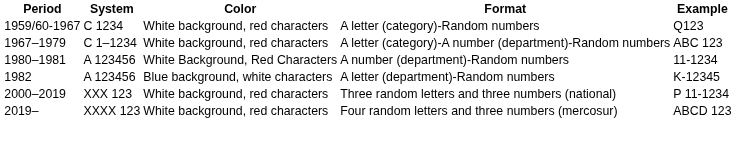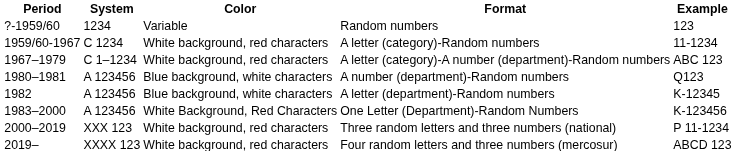+ row: (389, 26)
(688, 26) Q123 -> (696, 43) 11-1234
(240, 60) White Background, Red Characters -> (238, 77) Blue background, white characters
(696, 60) 11-1234 -> (688, 77) Q123
+ row: (459, 110)
